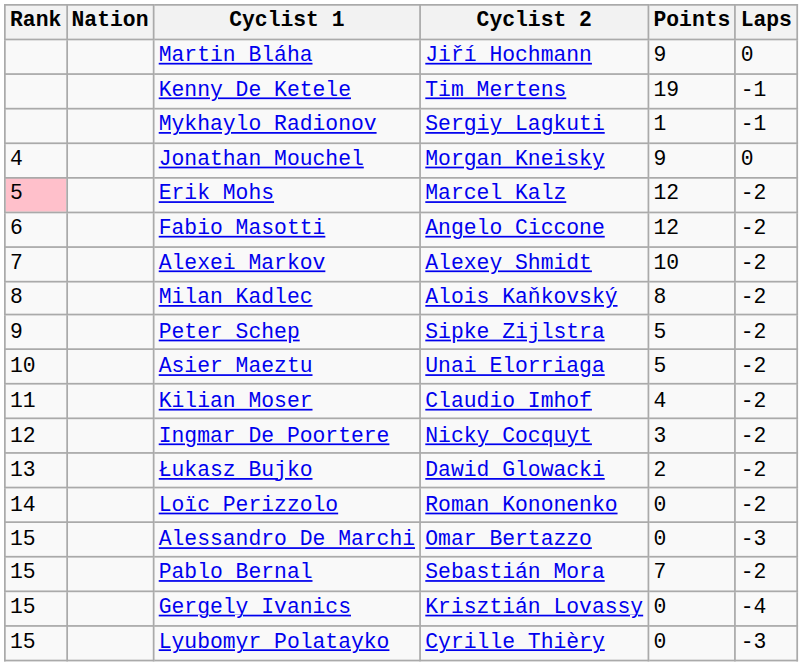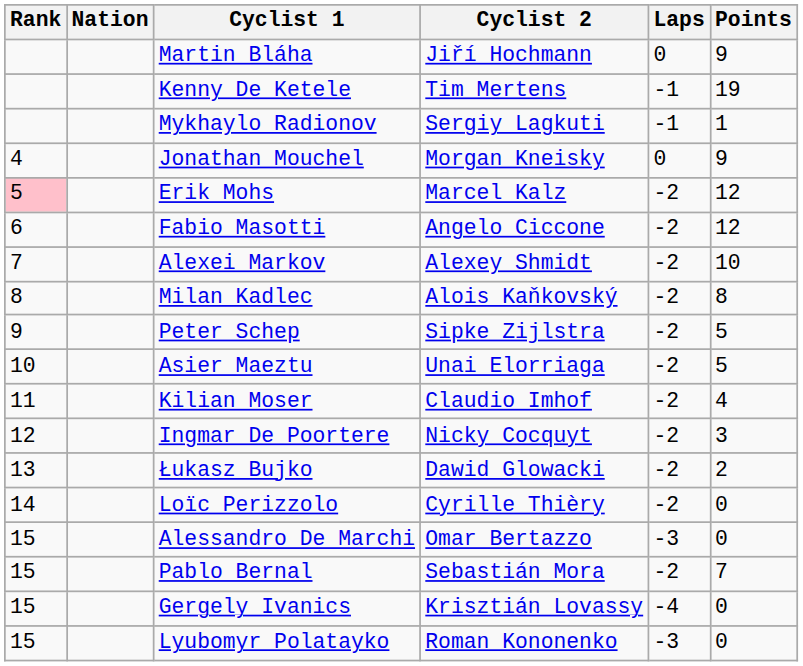columns swapped: (692, 22) <-> (766, 22)
(521, 505) Roman Kononenko -> (515, 505) Cyrille Thièry
(515, 643) Cyrille Thièry -> (521, 643) Roman Kononenko
